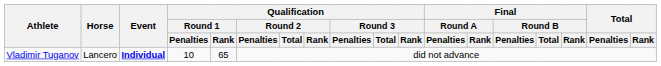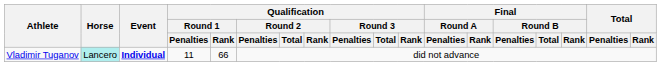(100, 55) no background -> (100, 55) paleturquoise background
(189, 55) 10 -> (189, 55) 11
(223, 55) 65 -> (223, 55) 66
